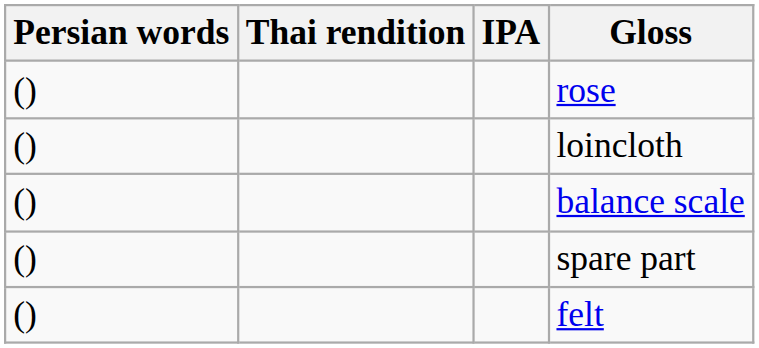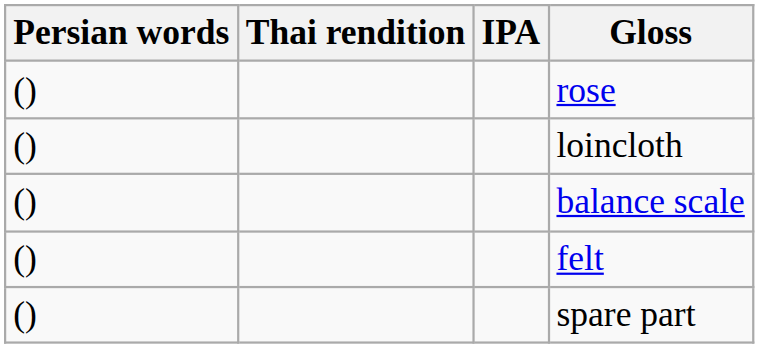rows swapped: (580, 314) <-> (626, 257)
